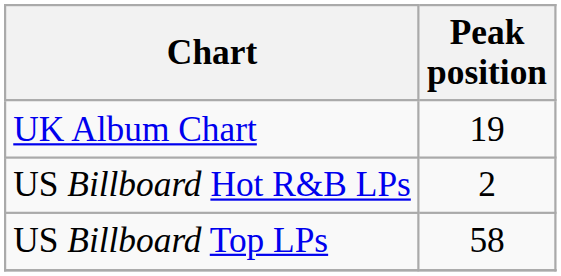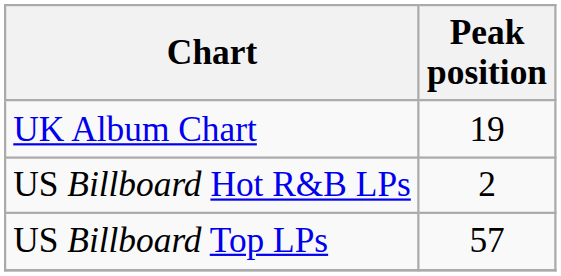(487, 240) 58 -> (487, 240) 57
